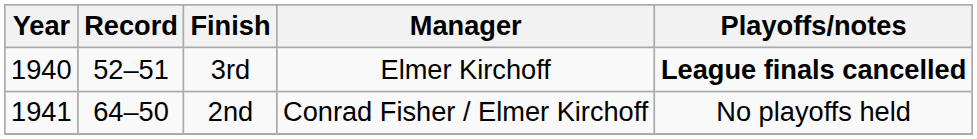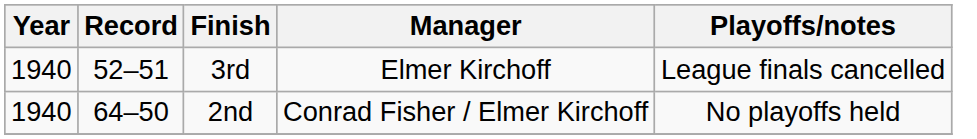(814, 69) bold -> (803, 69) normal
(41, 112) 1941 -> (41, 112) 1940
